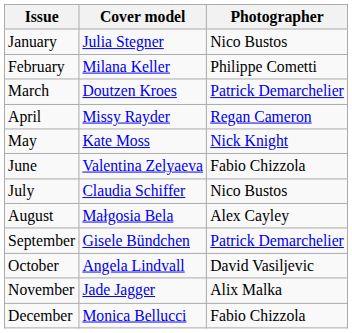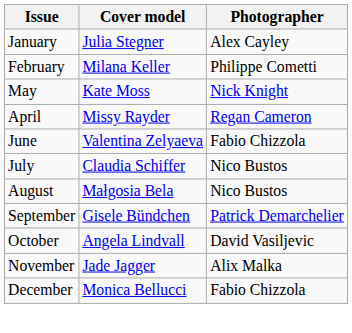(249, 41) Nico Bustos -> (250, 41) Alex Cayley
- row: (29, 91)
rows swapped: (25, 116) <-> (22, 141)
(250, 215) Alex Cayley -> (249, 191) Nico Bustos
